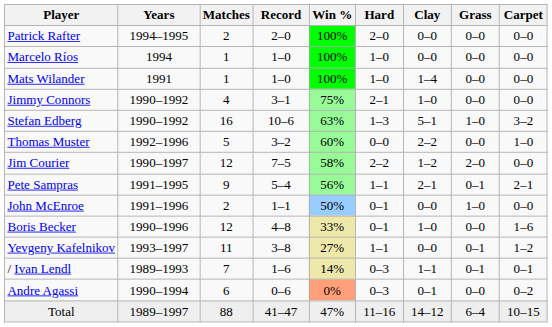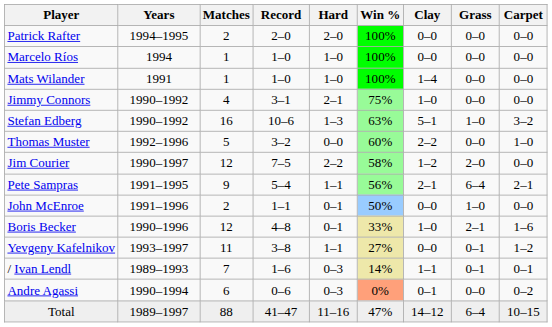columns swapped: (332, 14) <-> (379, 14)
(475, 183) 0–1 -> (475, 183) 6–4
(475, 226) 0–0 -> (475, 226) 2–1
